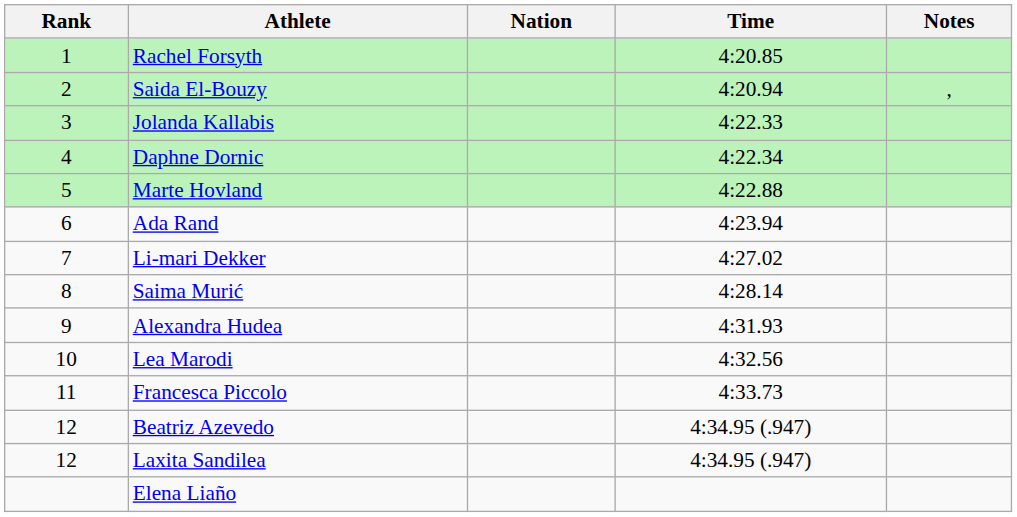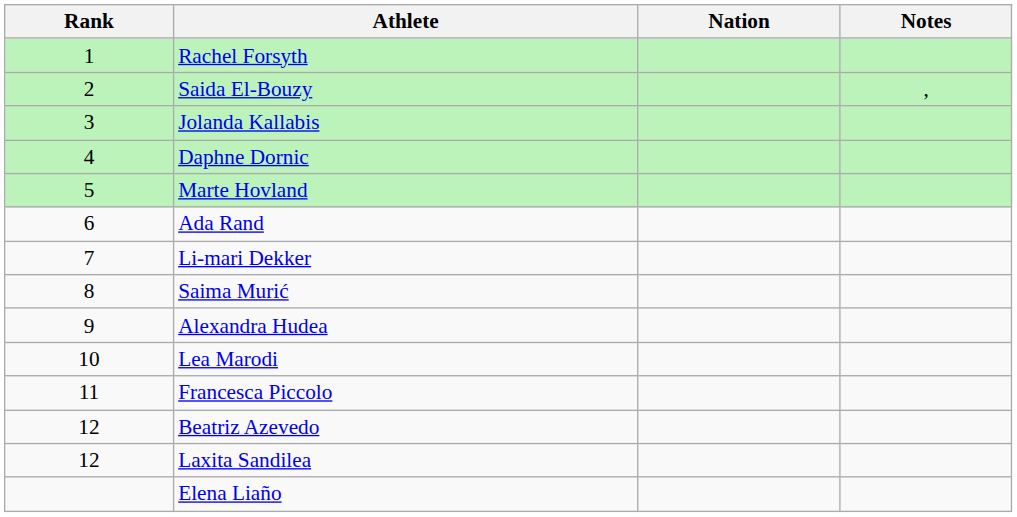- column: (751, 21)
